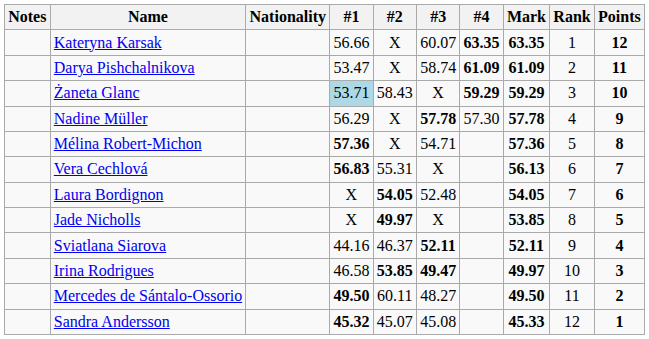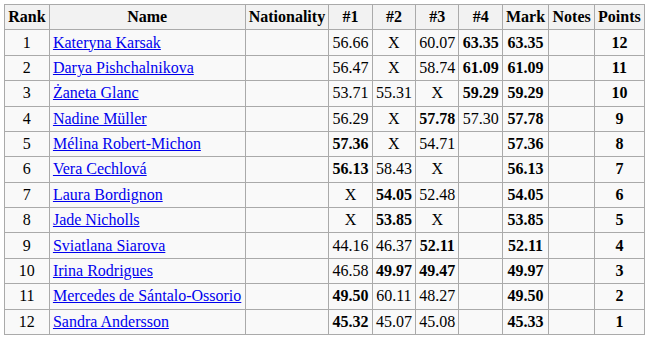columns swapped: (572, 17) <-> (27, 17)
(351, 67) 53.47 -> (351, 67) 56.47
(351, 93) lightblue background -> (351, 93) no background
(395, 93) 58.43 -> (394, 93) 55.31
(351, 169) 56.83 -> (351, 169) 56.13
(395, 169) 55.31 -> (394, 169) 58.43
(395, 220) 49.97 -> (394, 220) 53.85
(395, 270) 53.85 -> (394, 270) 49.97
